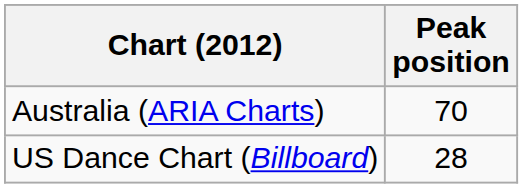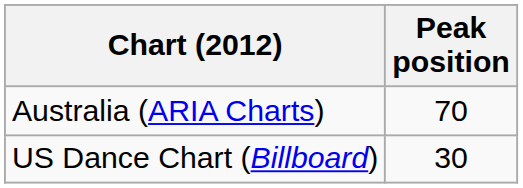(451, 158) 28 -> (451, 158) 30
